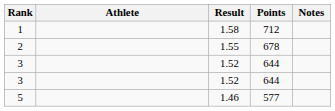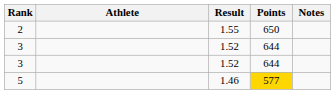- row: (20, 30)
(271, 47) 678 -> (271, 30) 650
(271, 98) no background -> (271, 81) gold background
